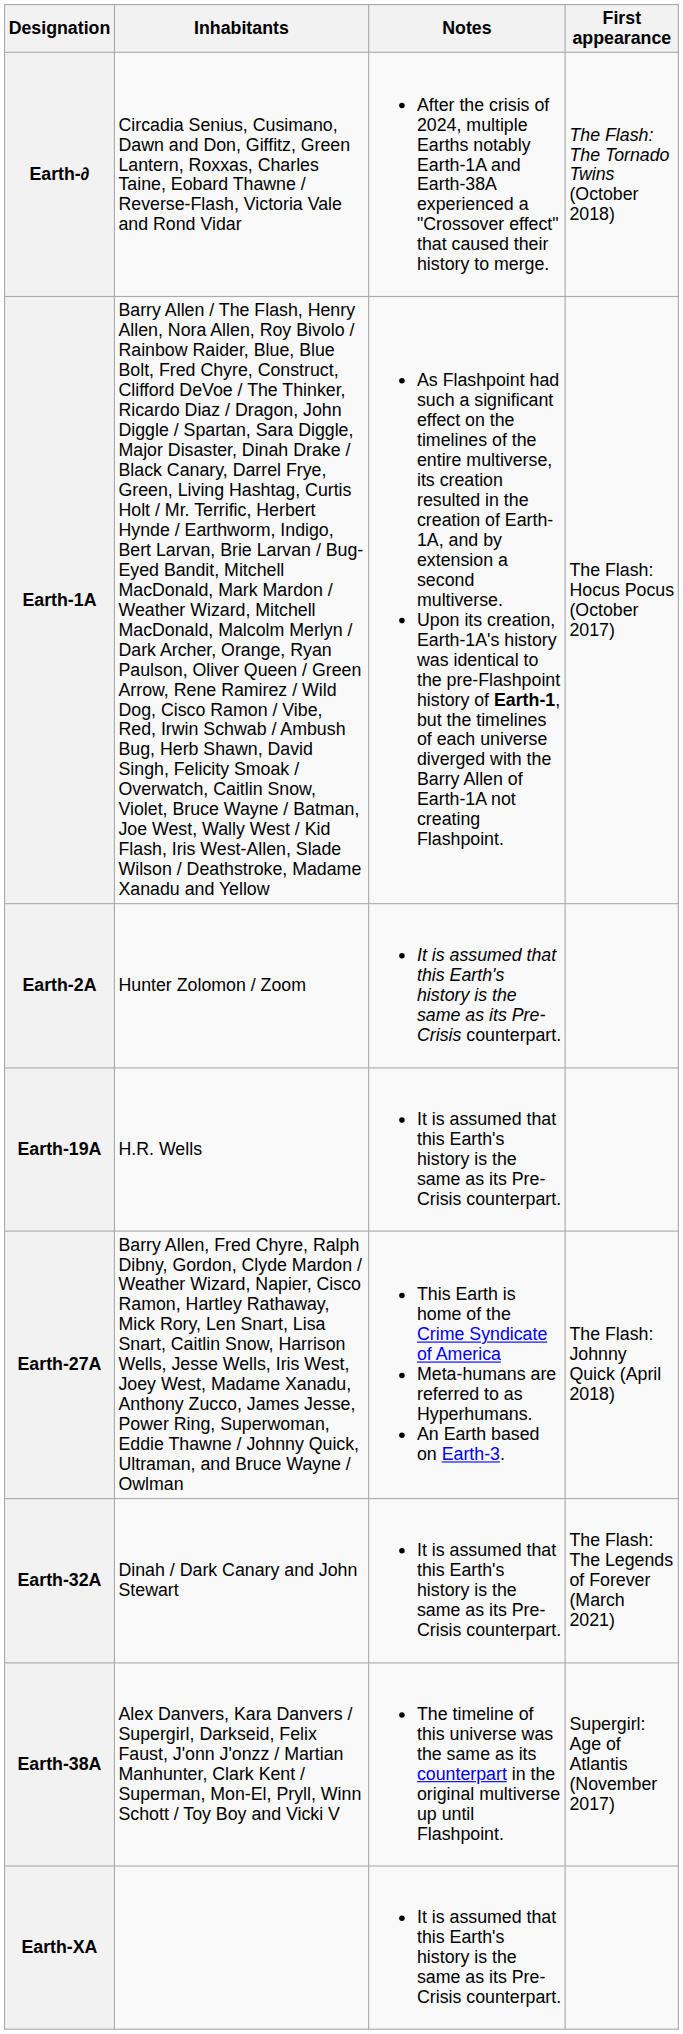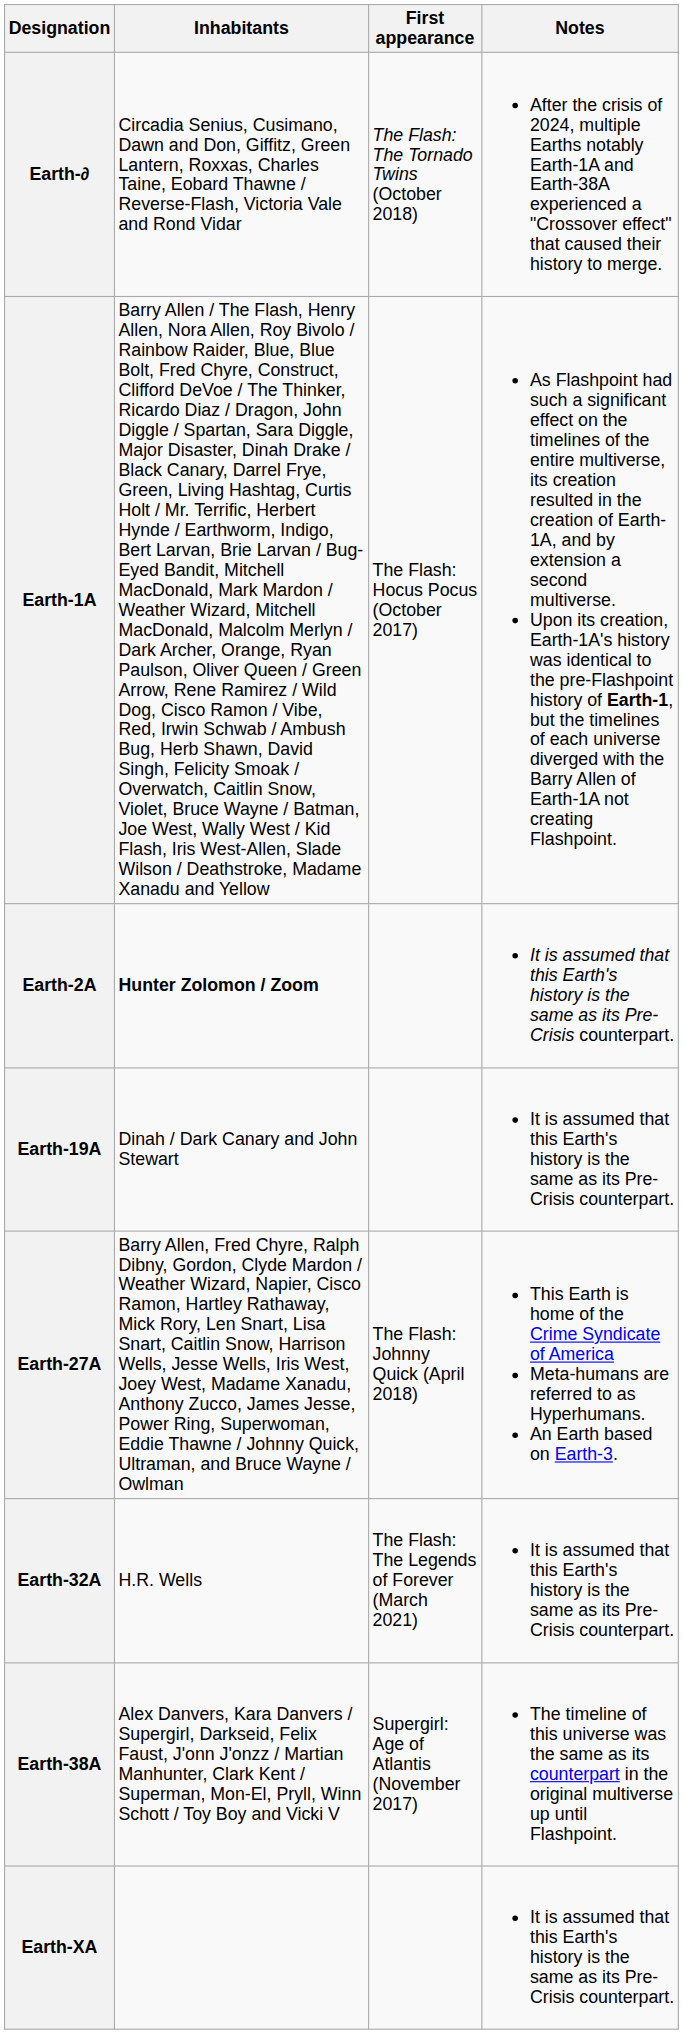columns swapped: (467, 28) <-> (622, 28)
(212, 985) normal -> (219, 985) bold
(160, 1149) H.R. Wells -> (238, 1149) Dinah / Dark Canary and John Stewart
(238, 1580) Dinah / Dark Canary and John Stewart -> (160, 1580) H.R. Wells
